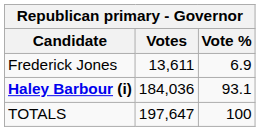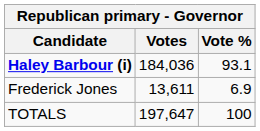rows swapped: (70, 89) <-> (63, 65)
